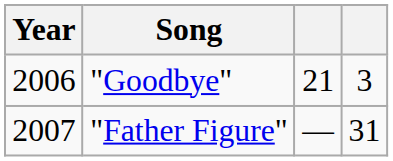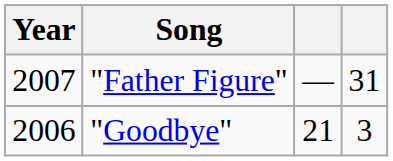rows swapped: (161, 79) <-> (189, 130)
